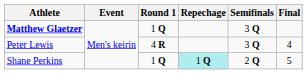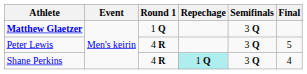(289, 45) 4 -> (289, 45) 5
(158, 61) 1 Q -> (158, 61) 4 R
(252, 61) 2 Q -> (252, 61) 3 Q
(289, 61) 5 -> (289, 61) 4
